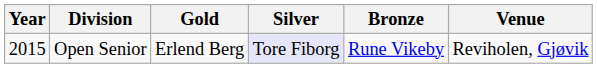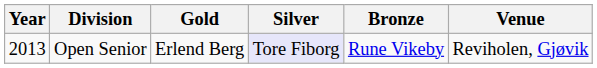(27, 48) 2015 -> (27, 48) 2013
